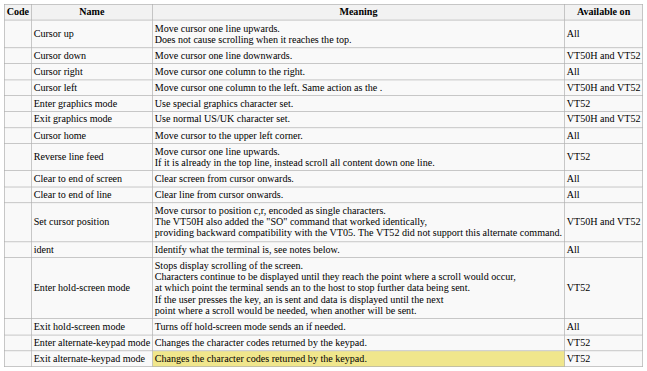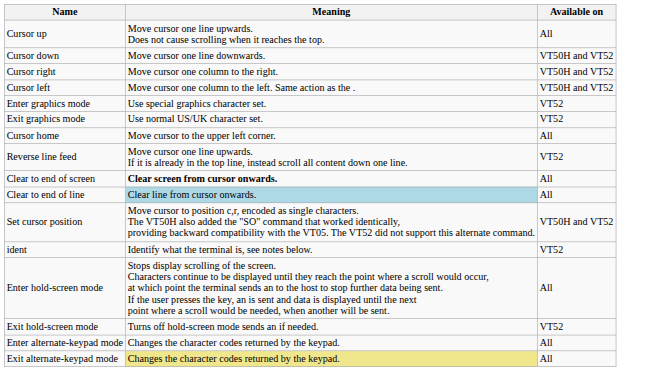- column: (18, 12)
(573, 71) All -> (577, 71) VT50H and VT52
(604, 119) VT50H and VT52 -> (551, 119) VT52
(224, 179) normal -> (203, 179) bold
(219, 195) no background -> (192, 195) lightblue background
(573, 249) All -> (551, 249) VT52
(578, 288) VT52 -> (546, 288) All
(573, 327) All -> (551, 327) VT52
(578, 343) VT52 -> (546, 343) All
(578, 358) VT52 -> (546, 358) All
